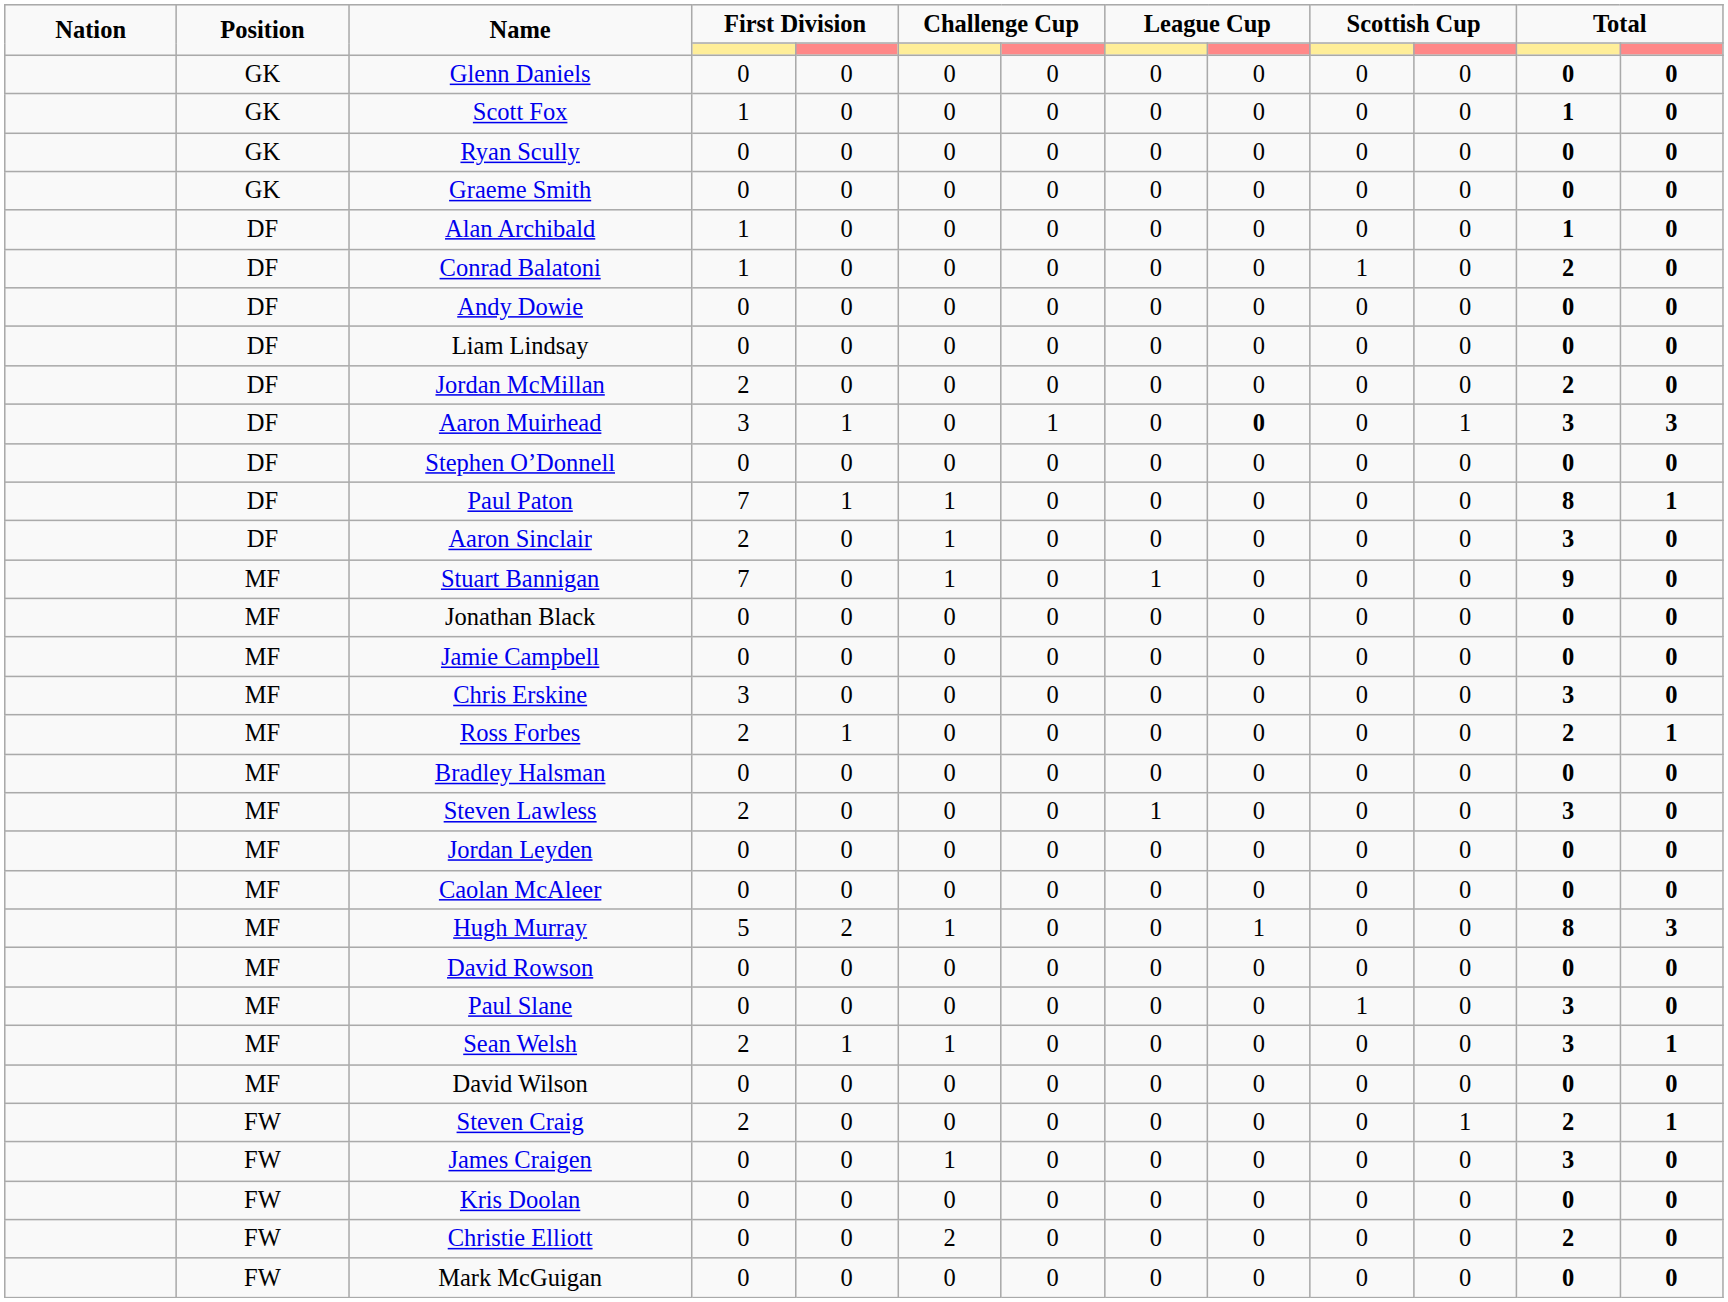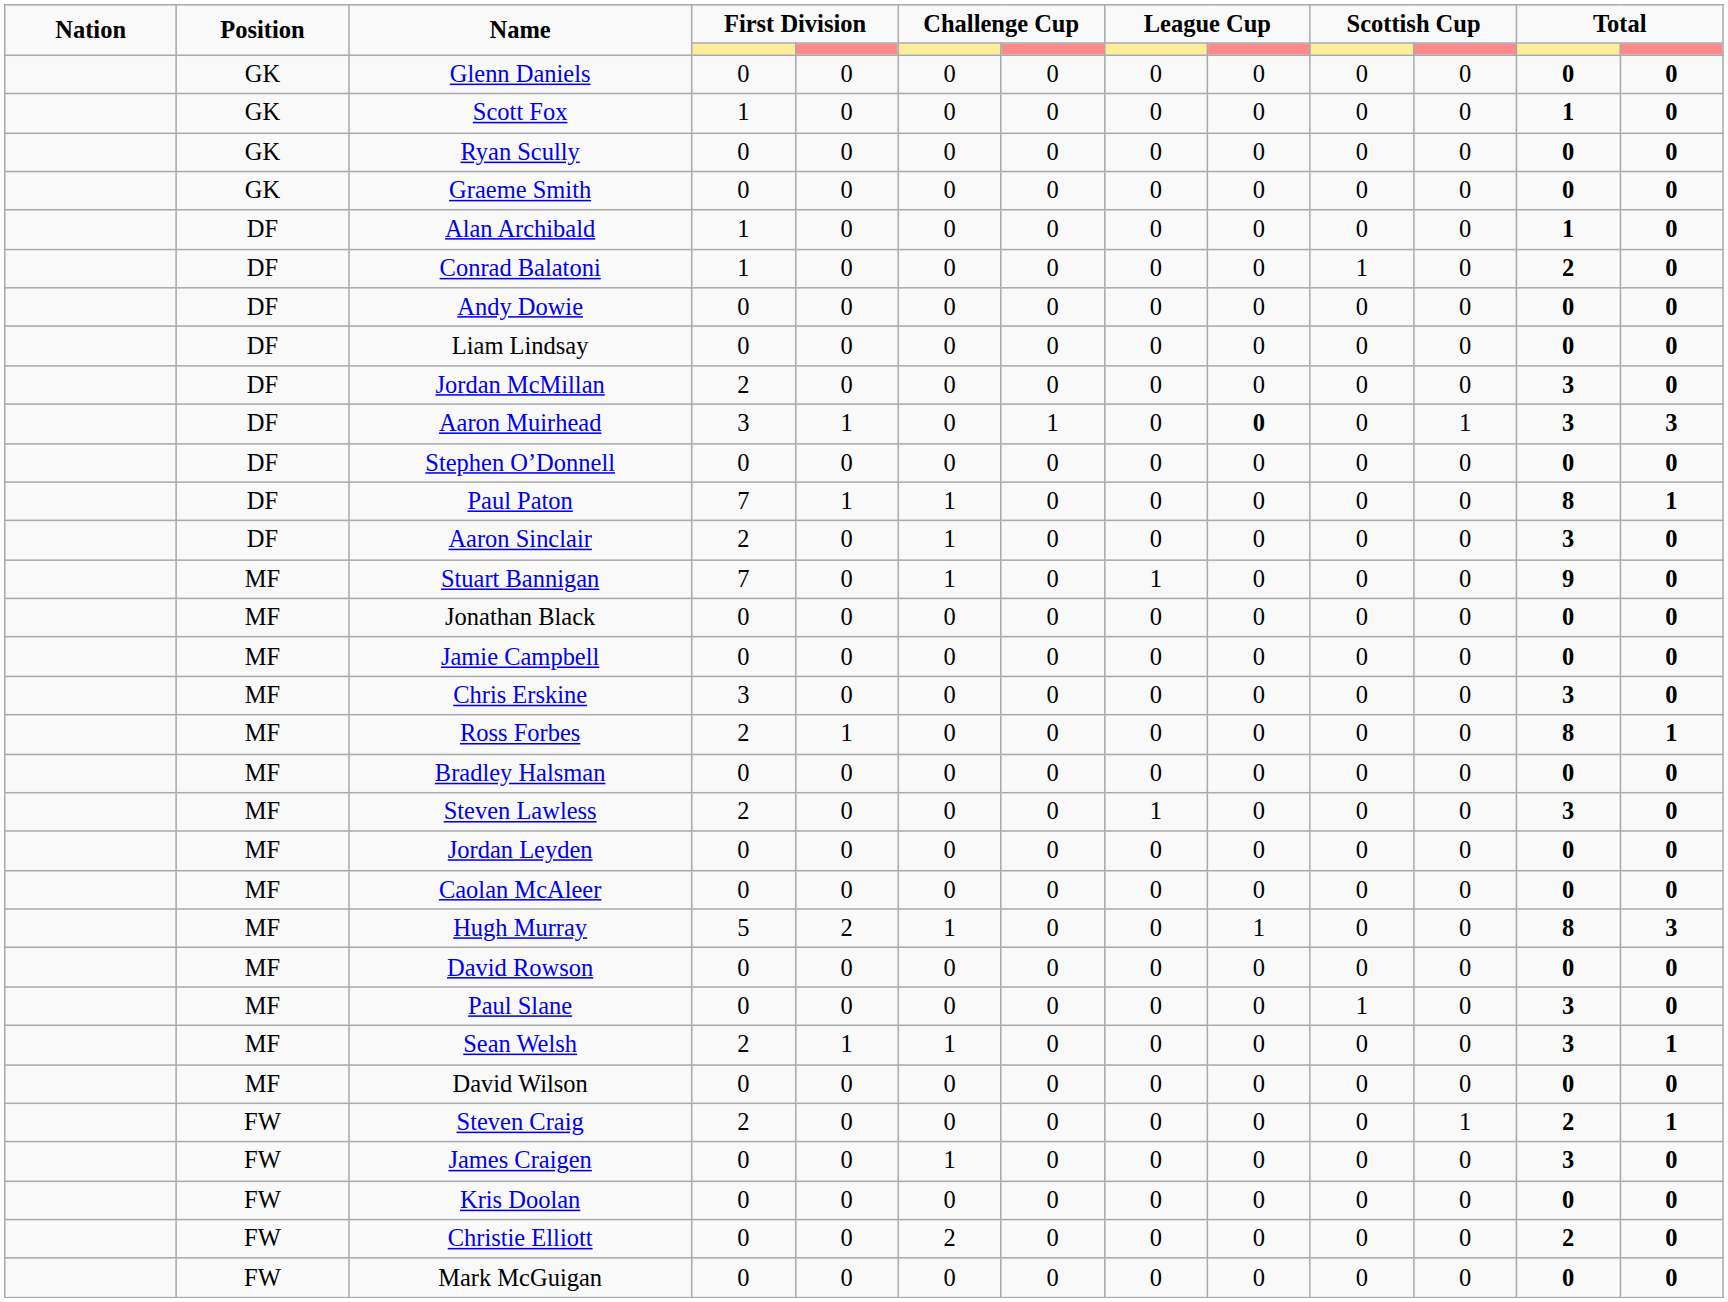(1568, 384) 2 -> (1568, 384) 3
(1568, 734) 2 -> (1568, 734) 8
